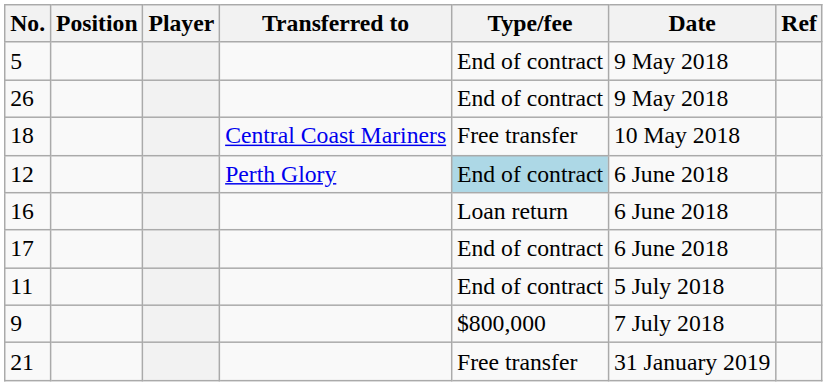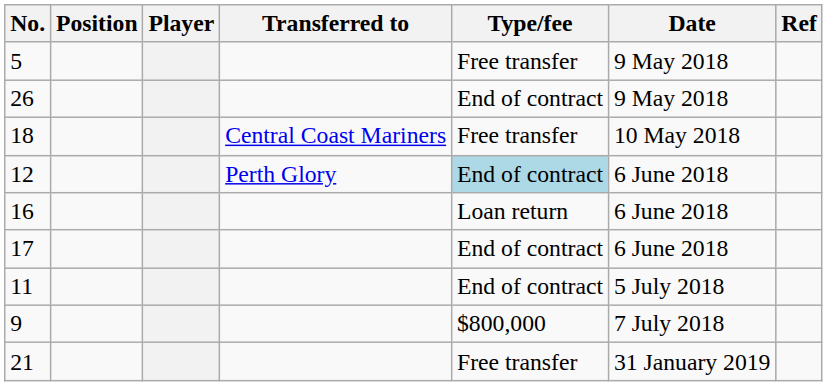(530, 60) End of contract -> (517, 60) Free transfer
